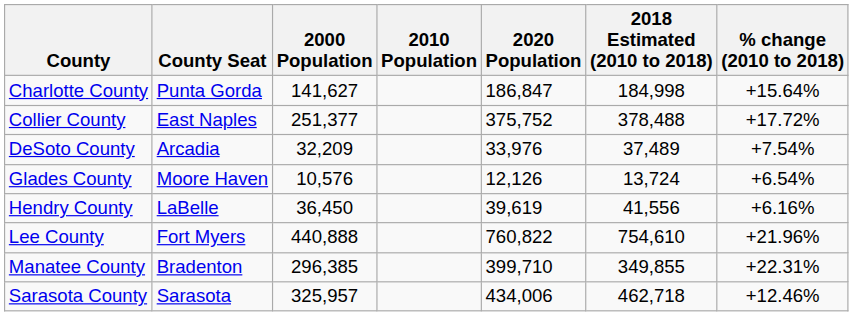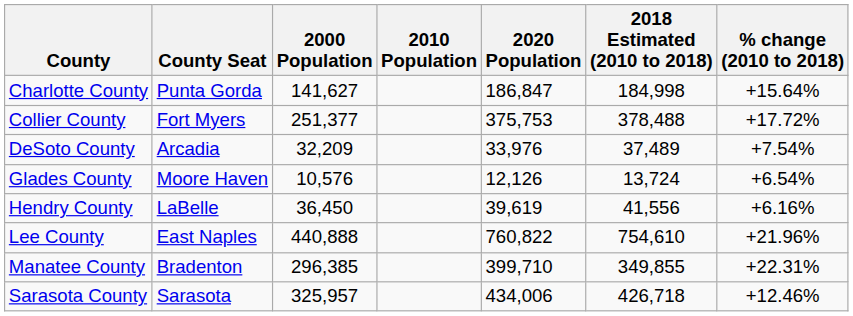(207, 119) East Naples -> (201, 119) Fort Myers
(519, 119) 375,752 -> (519, 119) 375,753
(201, 237) Fort Myers -> (207, 237) East Naples
(651, 296) 462,718 -> (651, 296) 426,718
